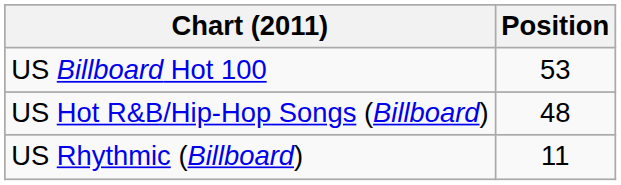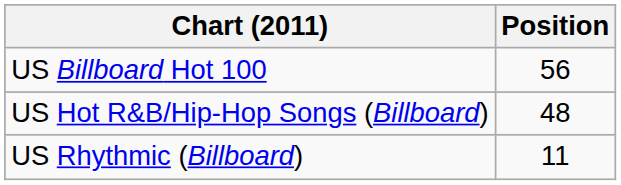(555, 69) 53 -> (555, 69) 56
